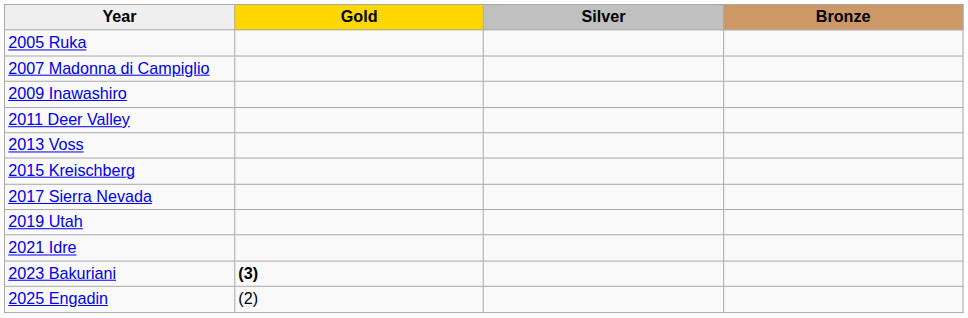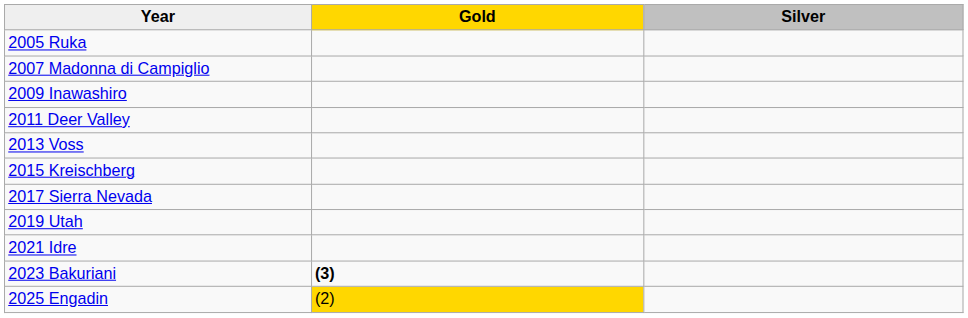- column: (843, 17)
(248, 299) no background -> (325, 299) gold background
